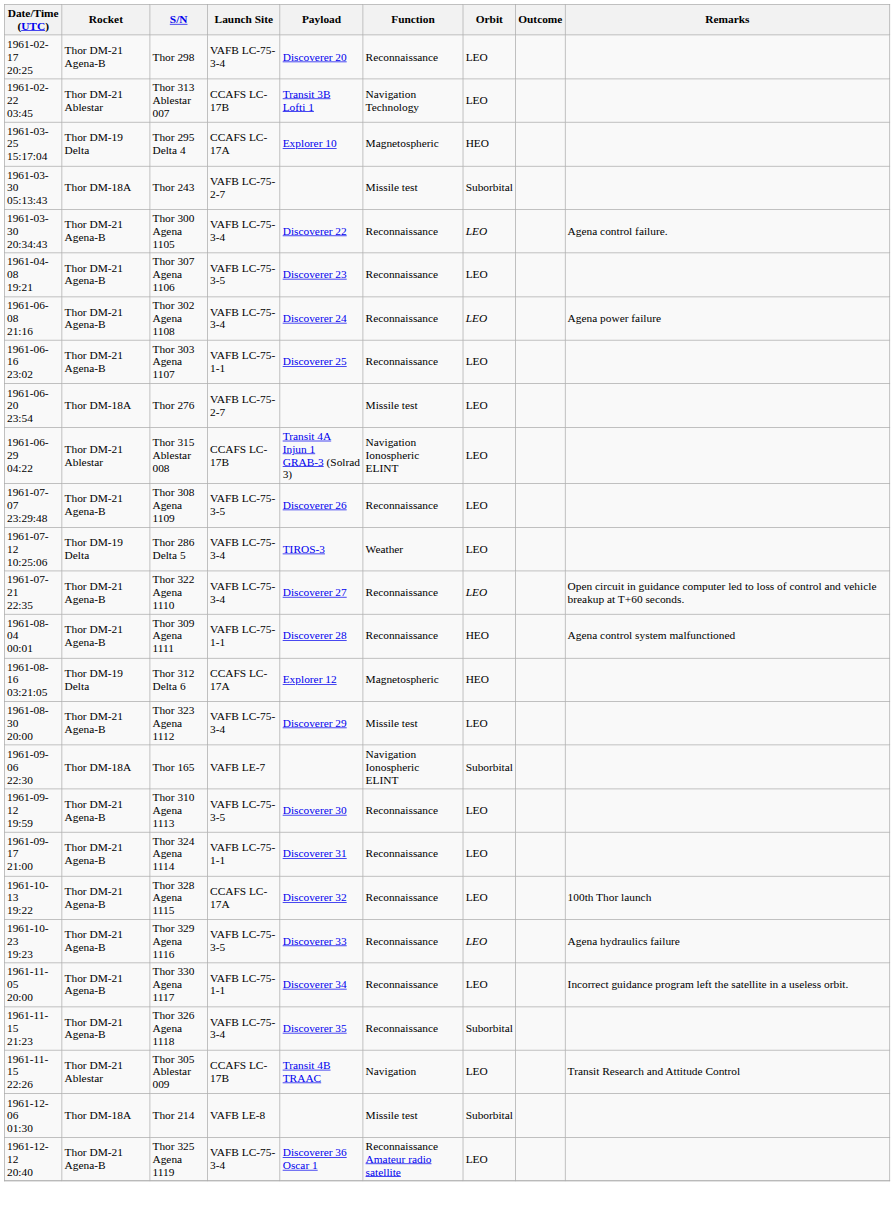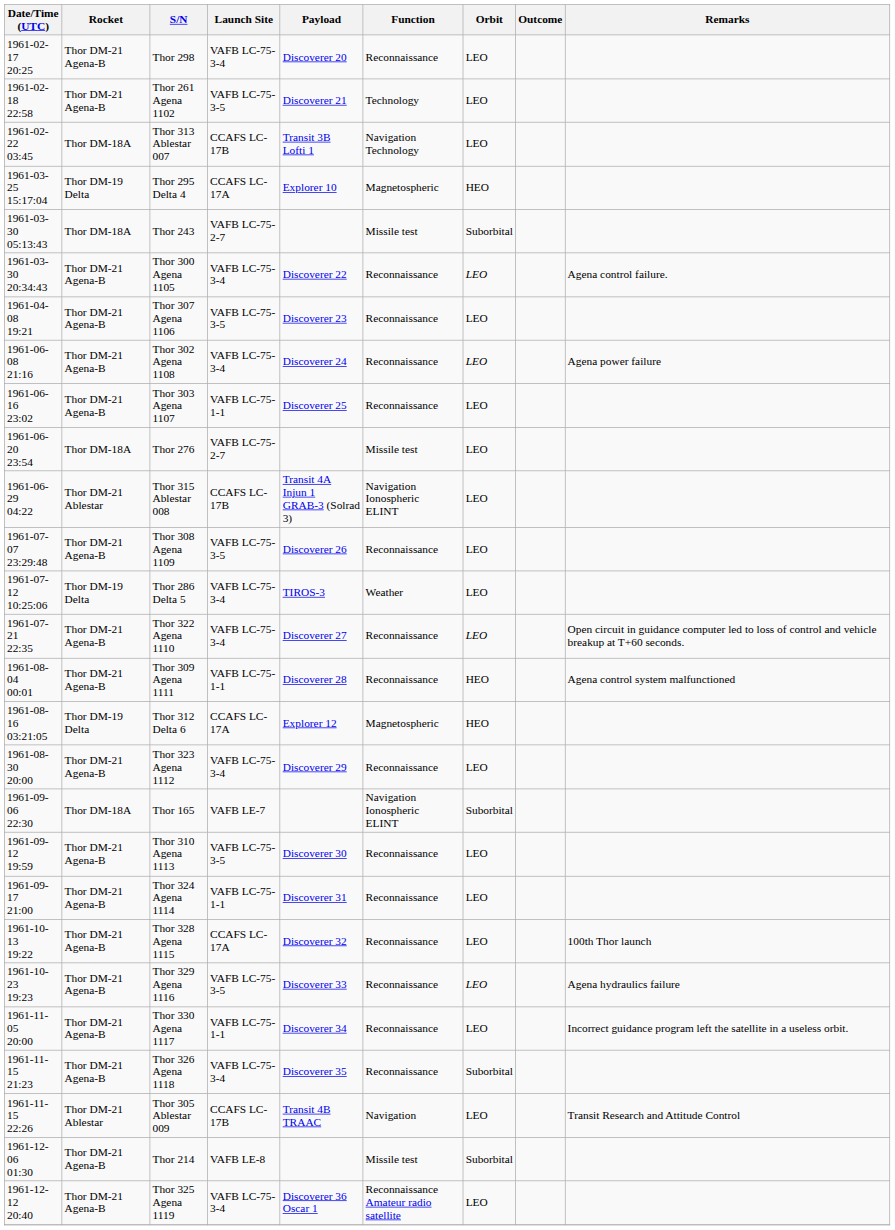+ row: (173, 100)
(94, 100) Thor DM-21 Ablestar -> (98, 144) Thor DM-18A
(392, 723) Missile test -> (402, 767) Reconnaissance
(98, 1115) Thor DM-18A -> (94, 1159) Thor DM-21 Agena-B
